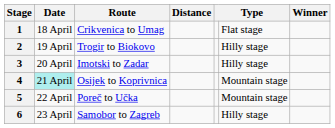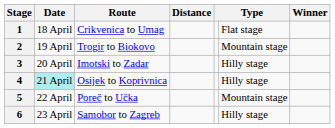(245, 47) Hilly stage -> (254, 47) Mountain stage
(254, 81) Mountain stage -> (245, 81) Hilly stage
